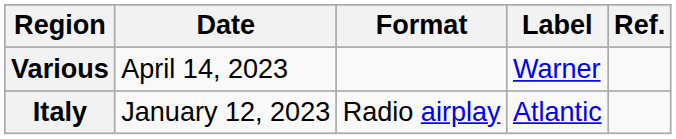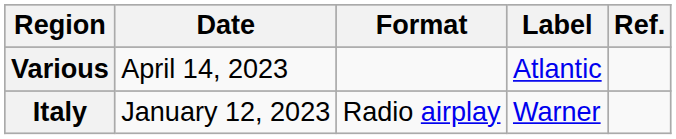(557, 68) Warner -> (557, 68) Atlantic
(557, 111) Atlantic -> (557, 111) Warner
